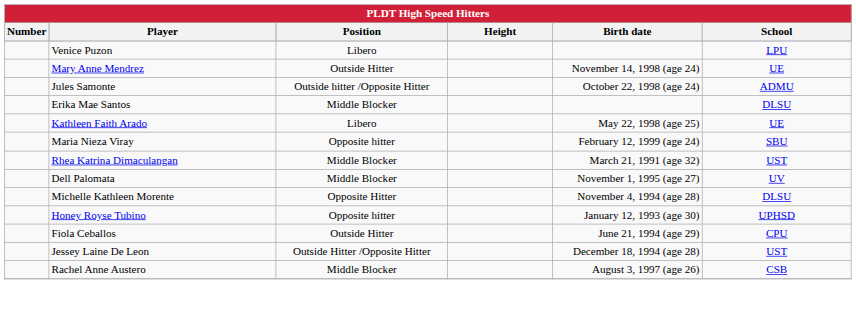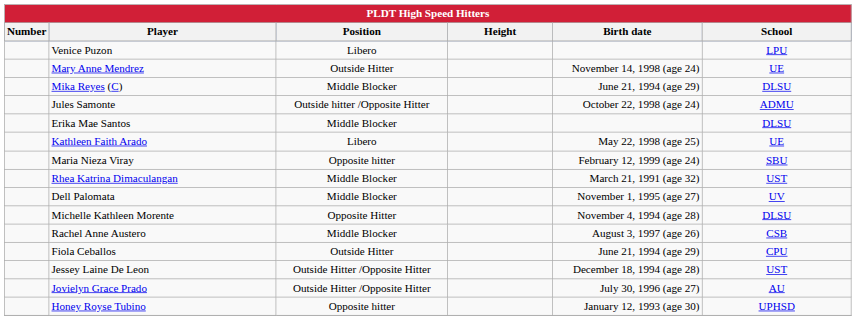+ row: (87, 87)
rows swapped: (99, 215) <-> (99, 269)
+ row: (99, 288)
